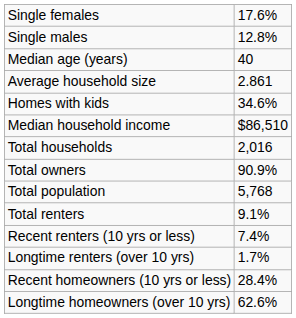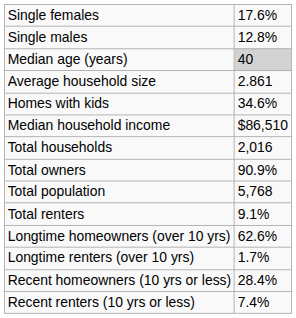(245, 59) no background -> (245, 59) lightgrey background
rows swapped: (119, 302) <-> (101, 236)
